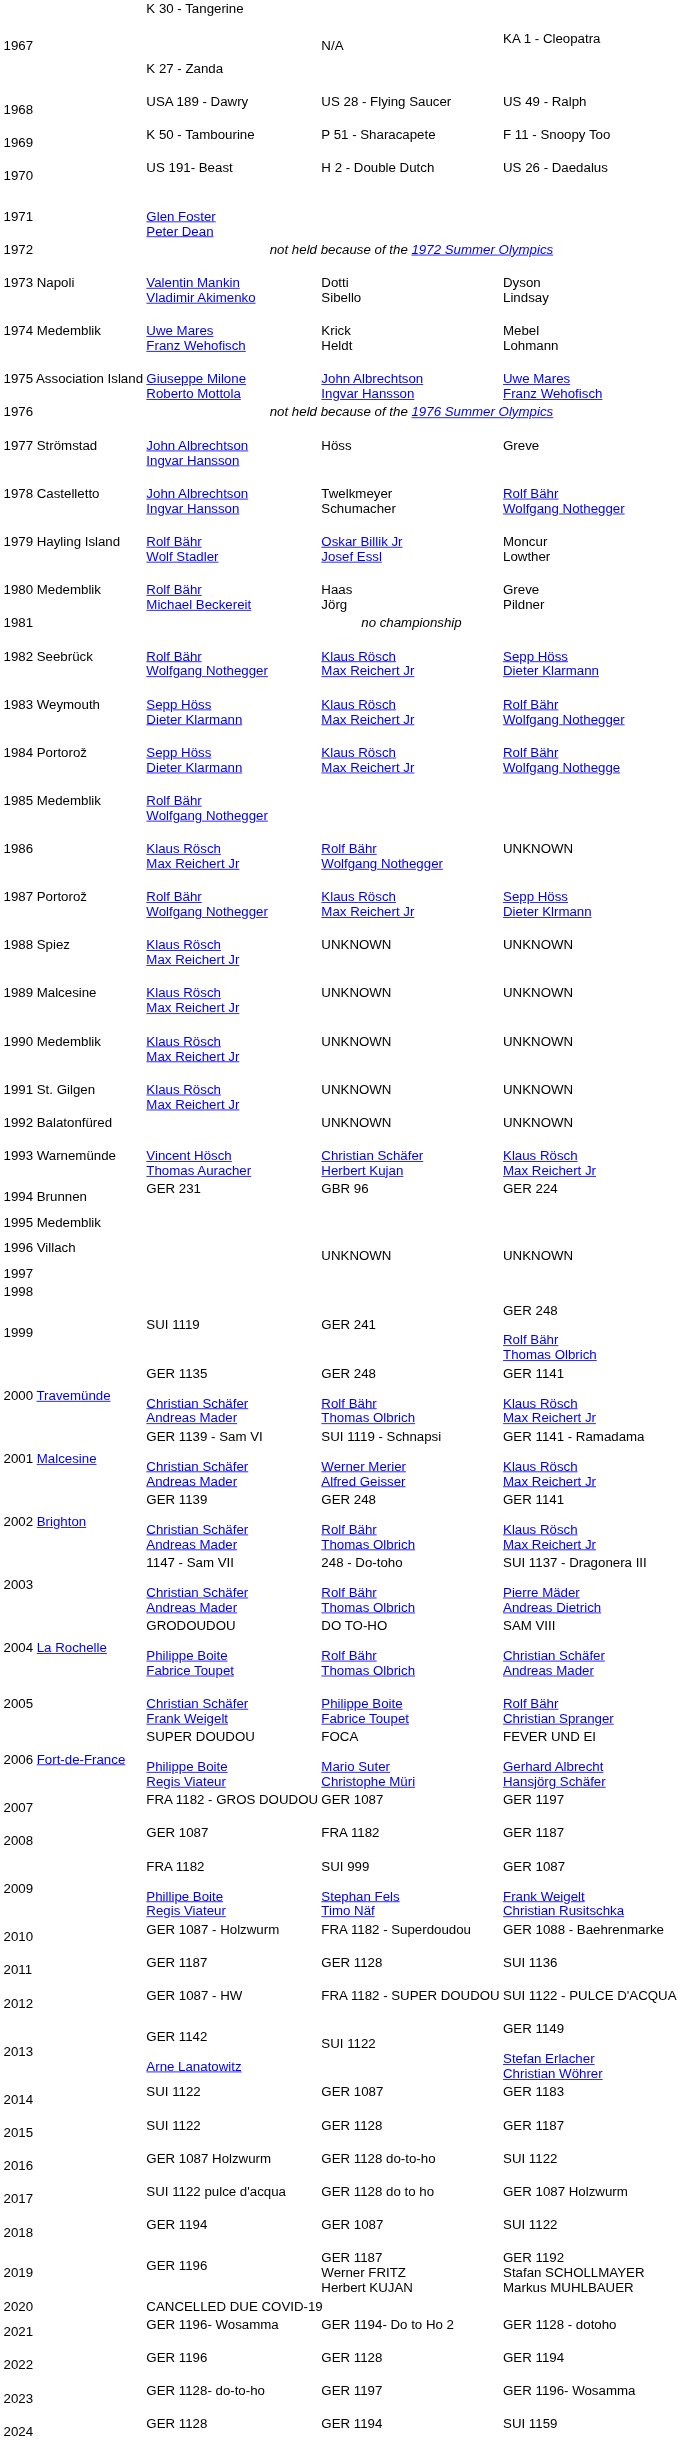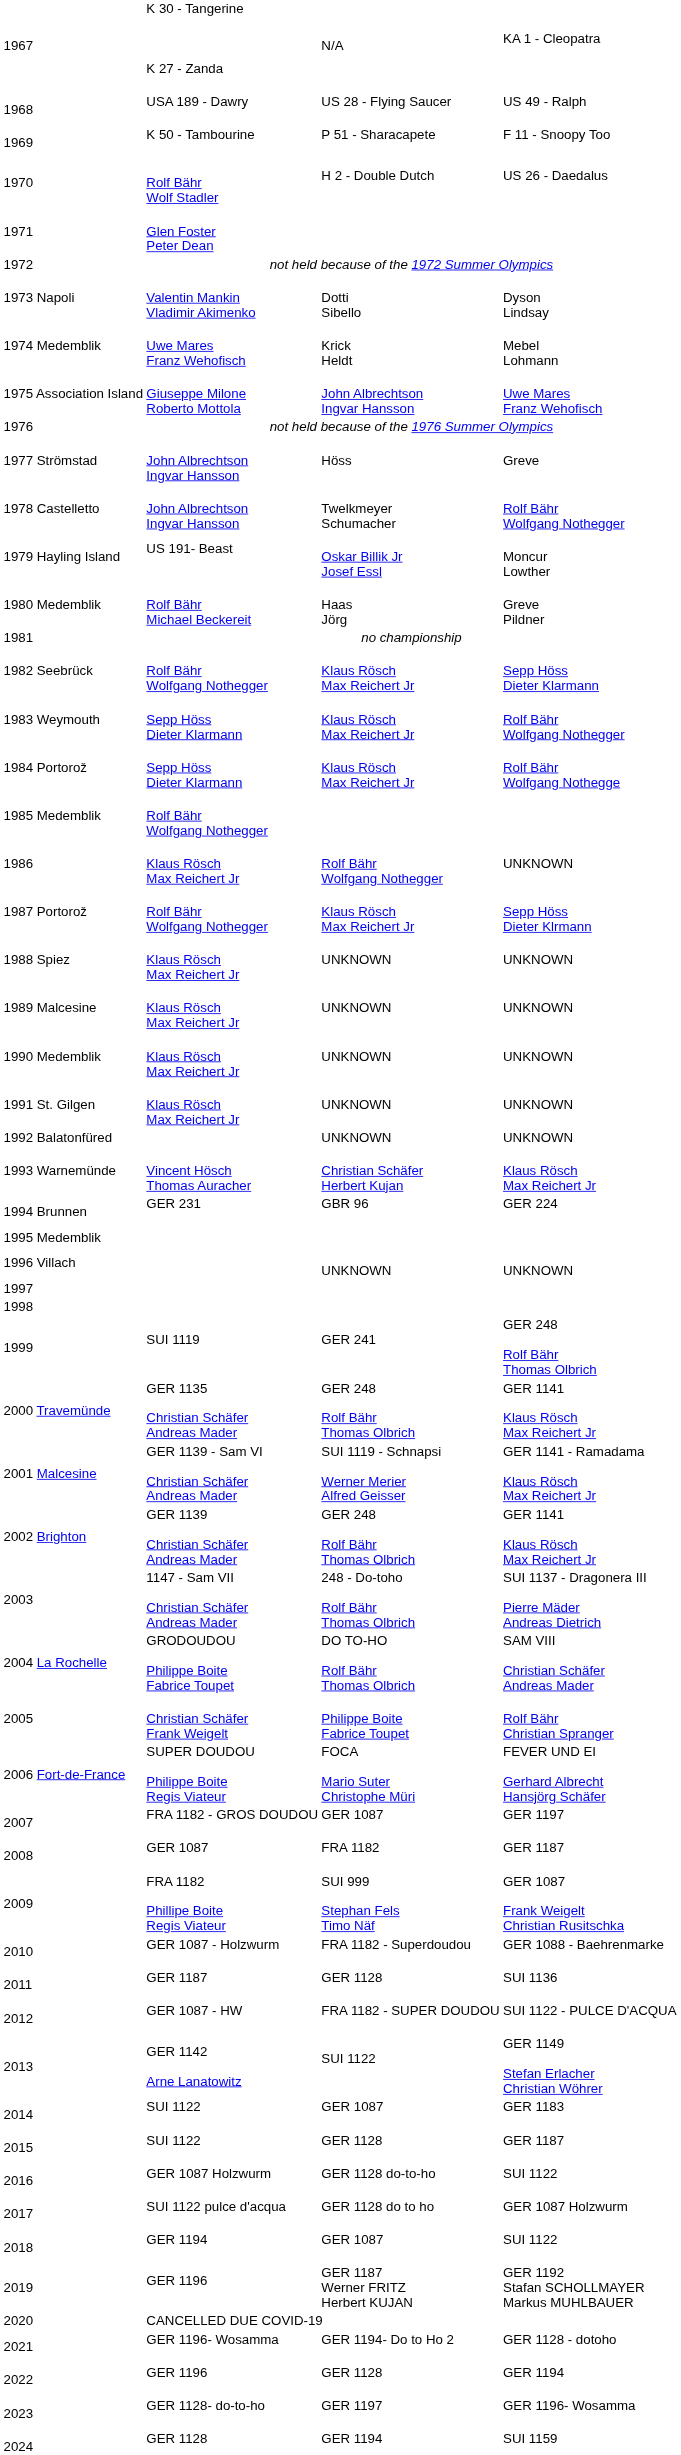(190, 168) US 191- Beast -> (182, 190) Rolf Bähr Wolf Stadler
(182, 549) Rolf Bähr Wolf Stadler -> (190, 549) US 191- Beast
